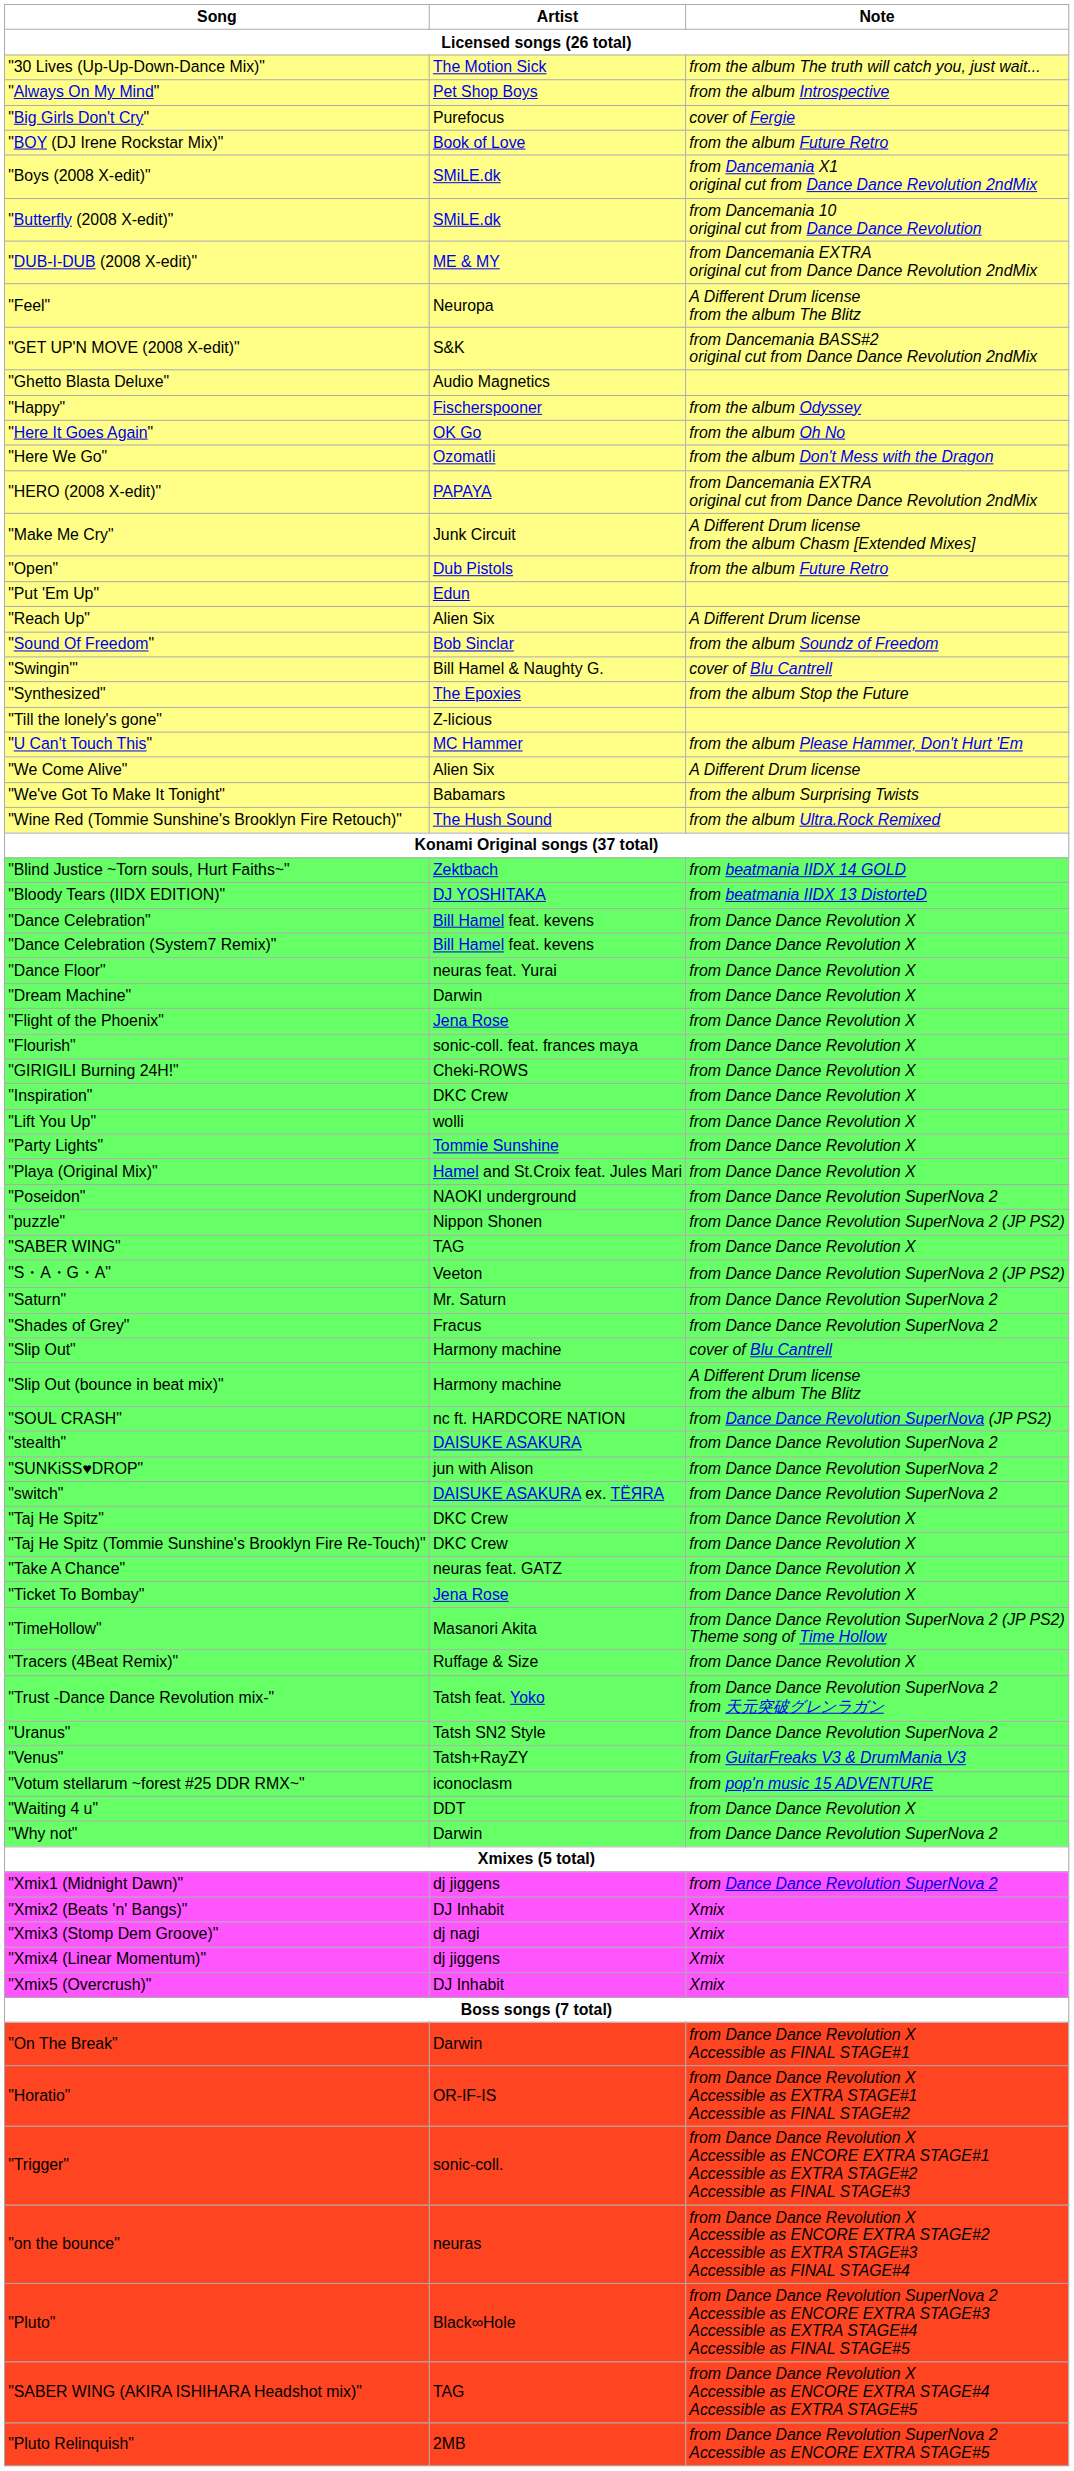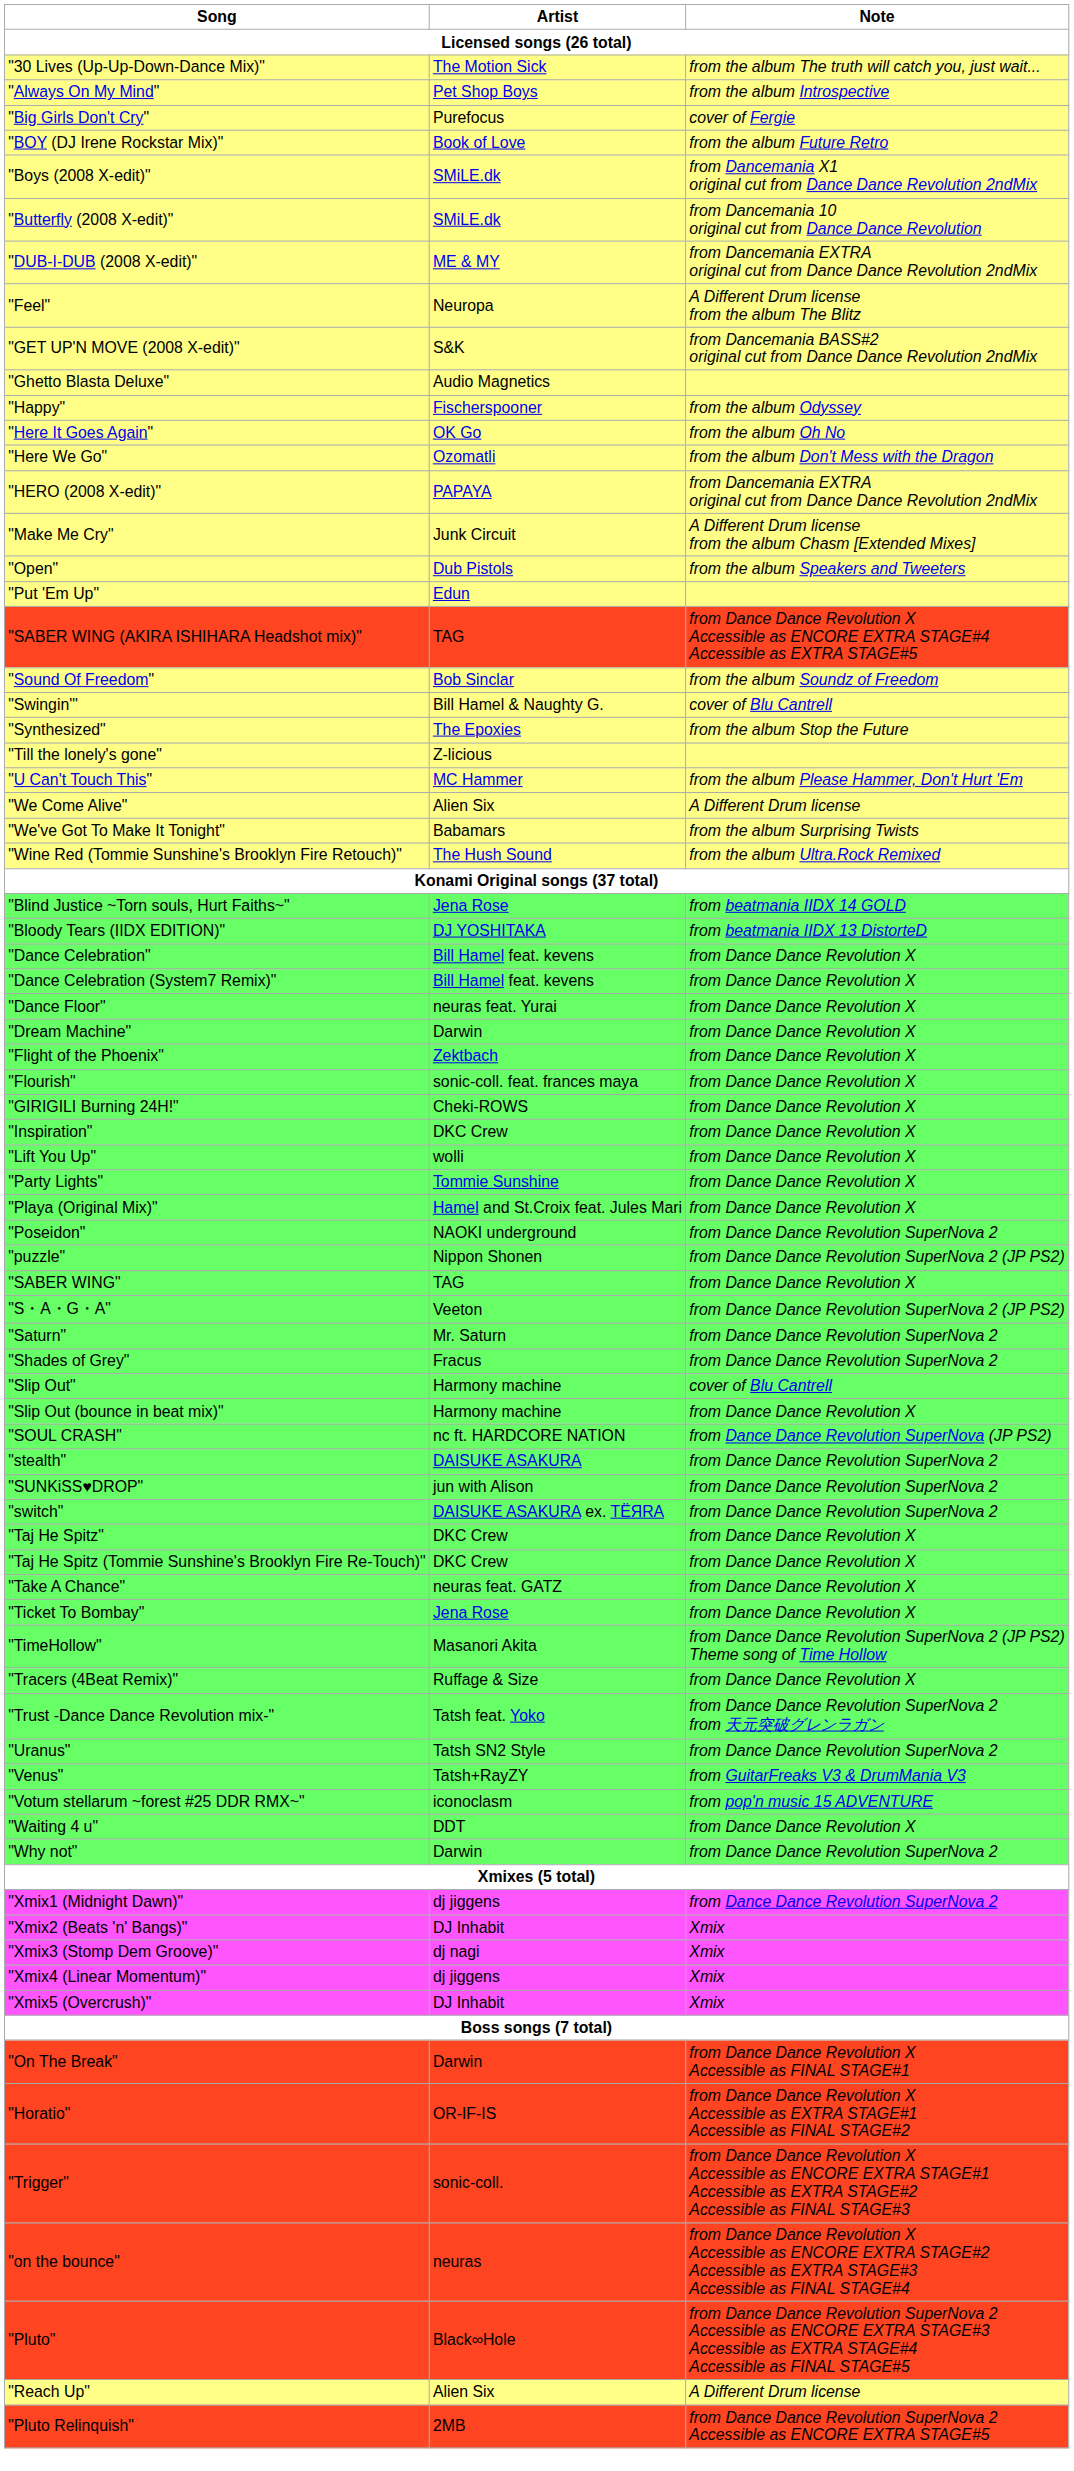(789, 568) from the album Future Retro -> (827, 568) from the album Speakers and Tweeters
rows swapped: (49, 619) <-> (185, 2392)
(465, 870) Zektbach -> (471, 905) Jena Rose
(471, 1021) Jena Rose -> (465, 1056) Zektbach
(775, 1384) A Different Drum license from the album The Blitz -> (802, 1411) from Dance Dance Revolution X
